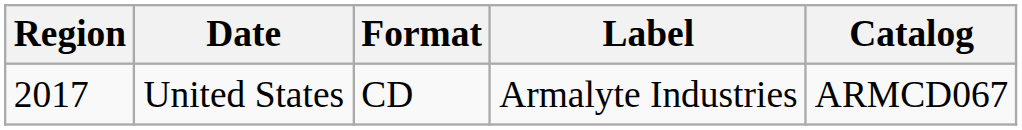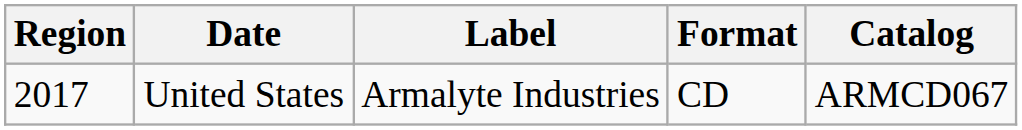columns swapped: (648, 34) <-> (422, 34)
